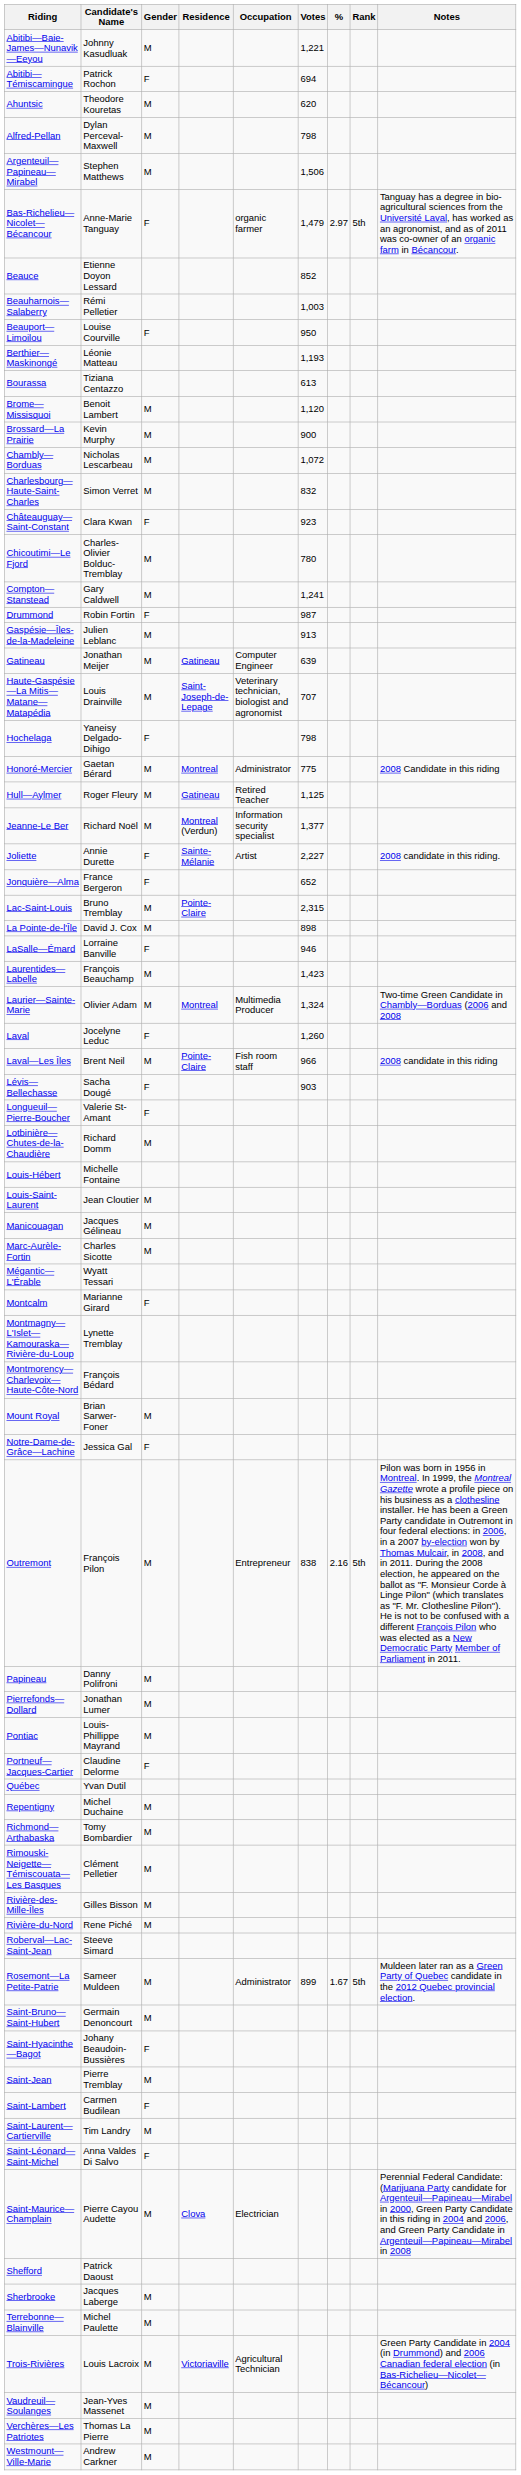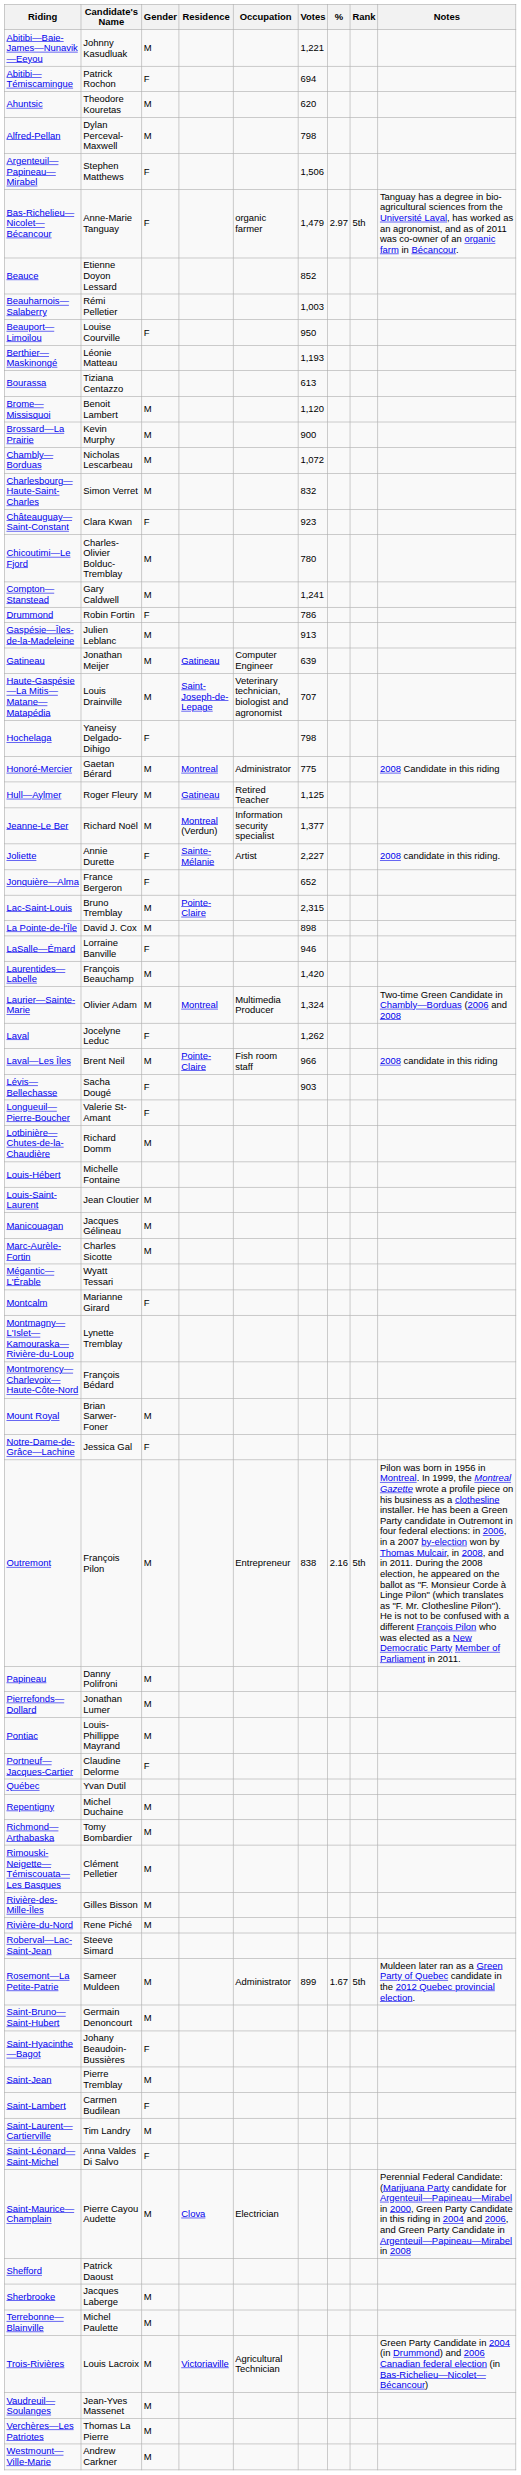(148, 171) M -> (147, 171) F
(308, 615) 987 -> (308, 615) 786
(312, 974) 1,423 -> (312, 974) 1,420
(312, 1036) 1,260 -> (312, 1036) 1,262
